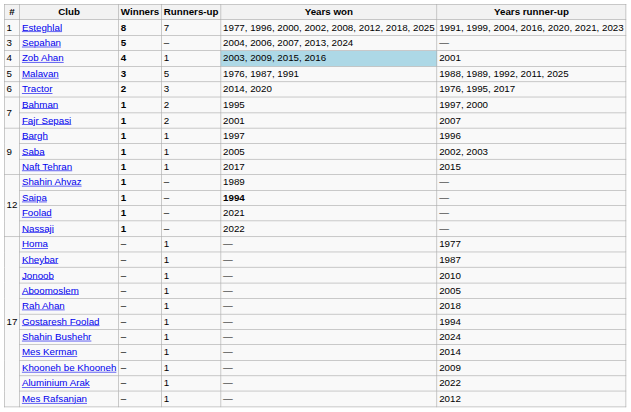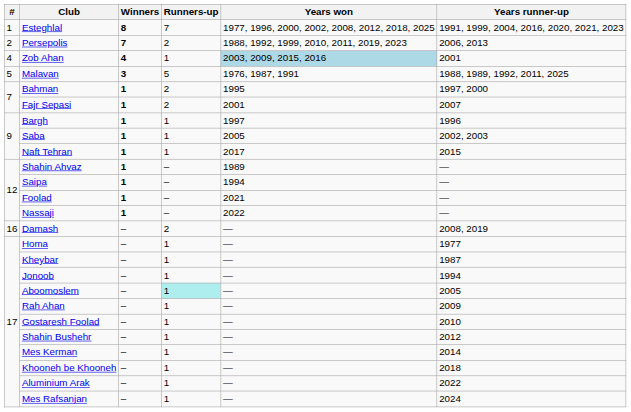+ row: (45, 43)
- row: (41, 43)
- row: (37, 89)
(234, 197) bold -> (234, 182) normal
+ row: (40, 228)
(450, 275) 2010 -> (450, 275) 1994
(166, 290) no background -> (166, 290) paleturquoise background
(450, 306) 2018 -> (450, 306) 2009
(450, 321) 1994 -> (450, 321) 2010
(450, 337) 2024 -> (450, 337) 2012
(450, 368) 2009 -> (450, 368) 2018
(450, 399) 2012 -> (450, 399) 2024
